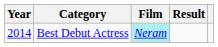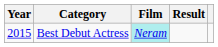(19, 33) 2014 -> (19, 33) 2015
